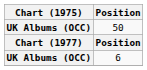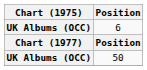rows swapped: (118, 58) <-> (118, 27)
